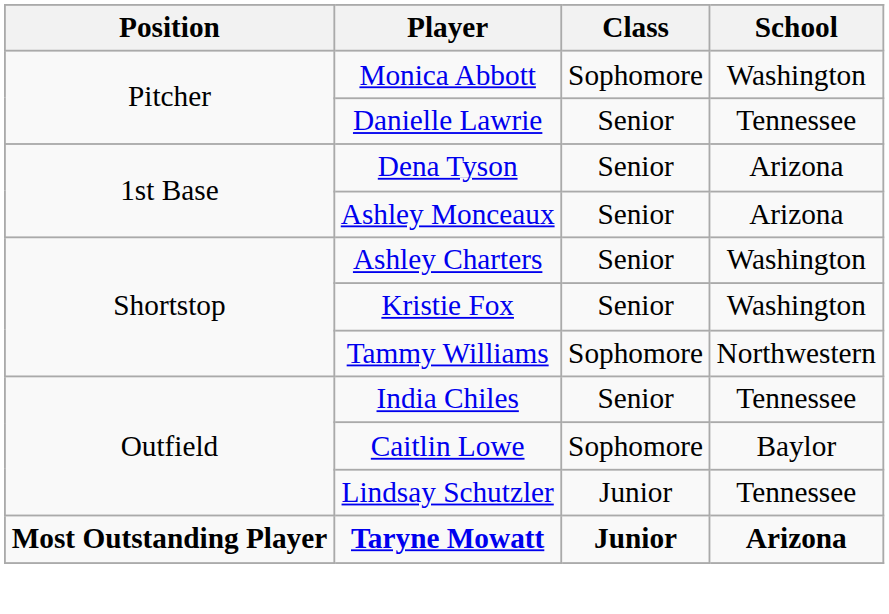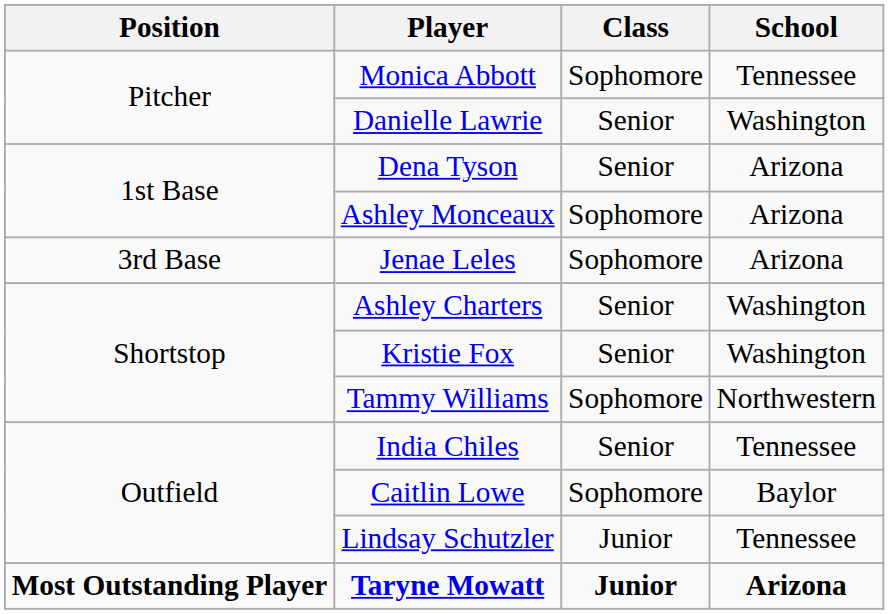(796, 74) Washington -> (796, 74) Tennessee
(796, 120) Tennessee -> (796, 120) Washington
(636, 213) Senior -> (636, 213) Sophomore
+ row: (448, 259)
